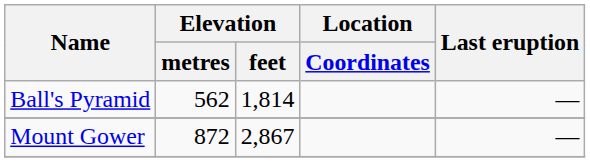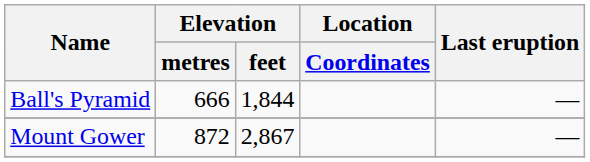(212, 99) 562 -> (212, 99) 666
(267, 99) 1,814 -> (267, 99) 1,844
